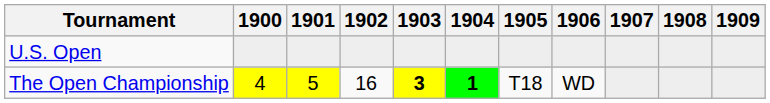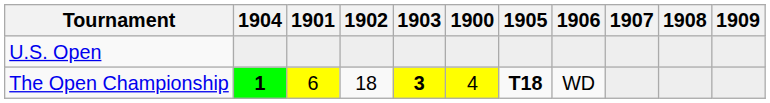columns swapped: (260, 20) <-> (472, 20)
(313, 83) 5 -> (313, 83) 6
(366, 83) 16 -> (366, 83) 18
(525, 83) normal -> (525, 83) bold
